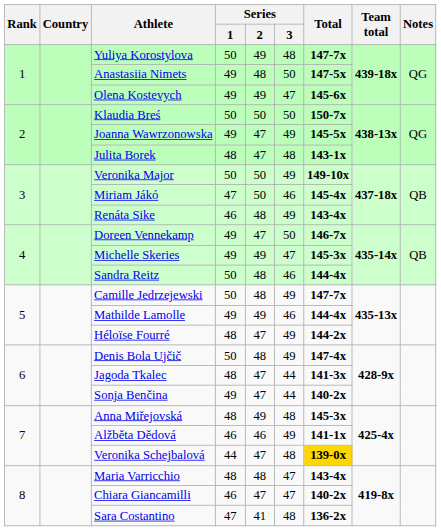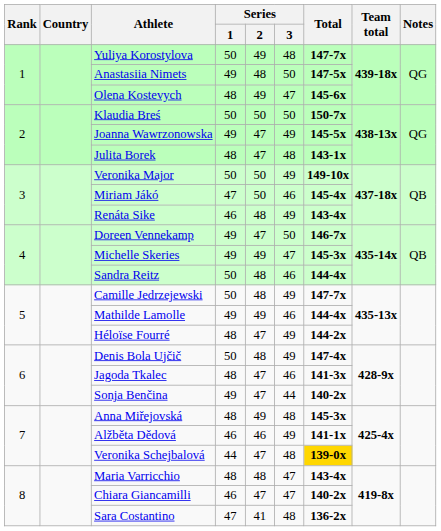(230, 94) 49 -> (230, 94) 48
(289, 375) 44 -> (289, 375) 46
